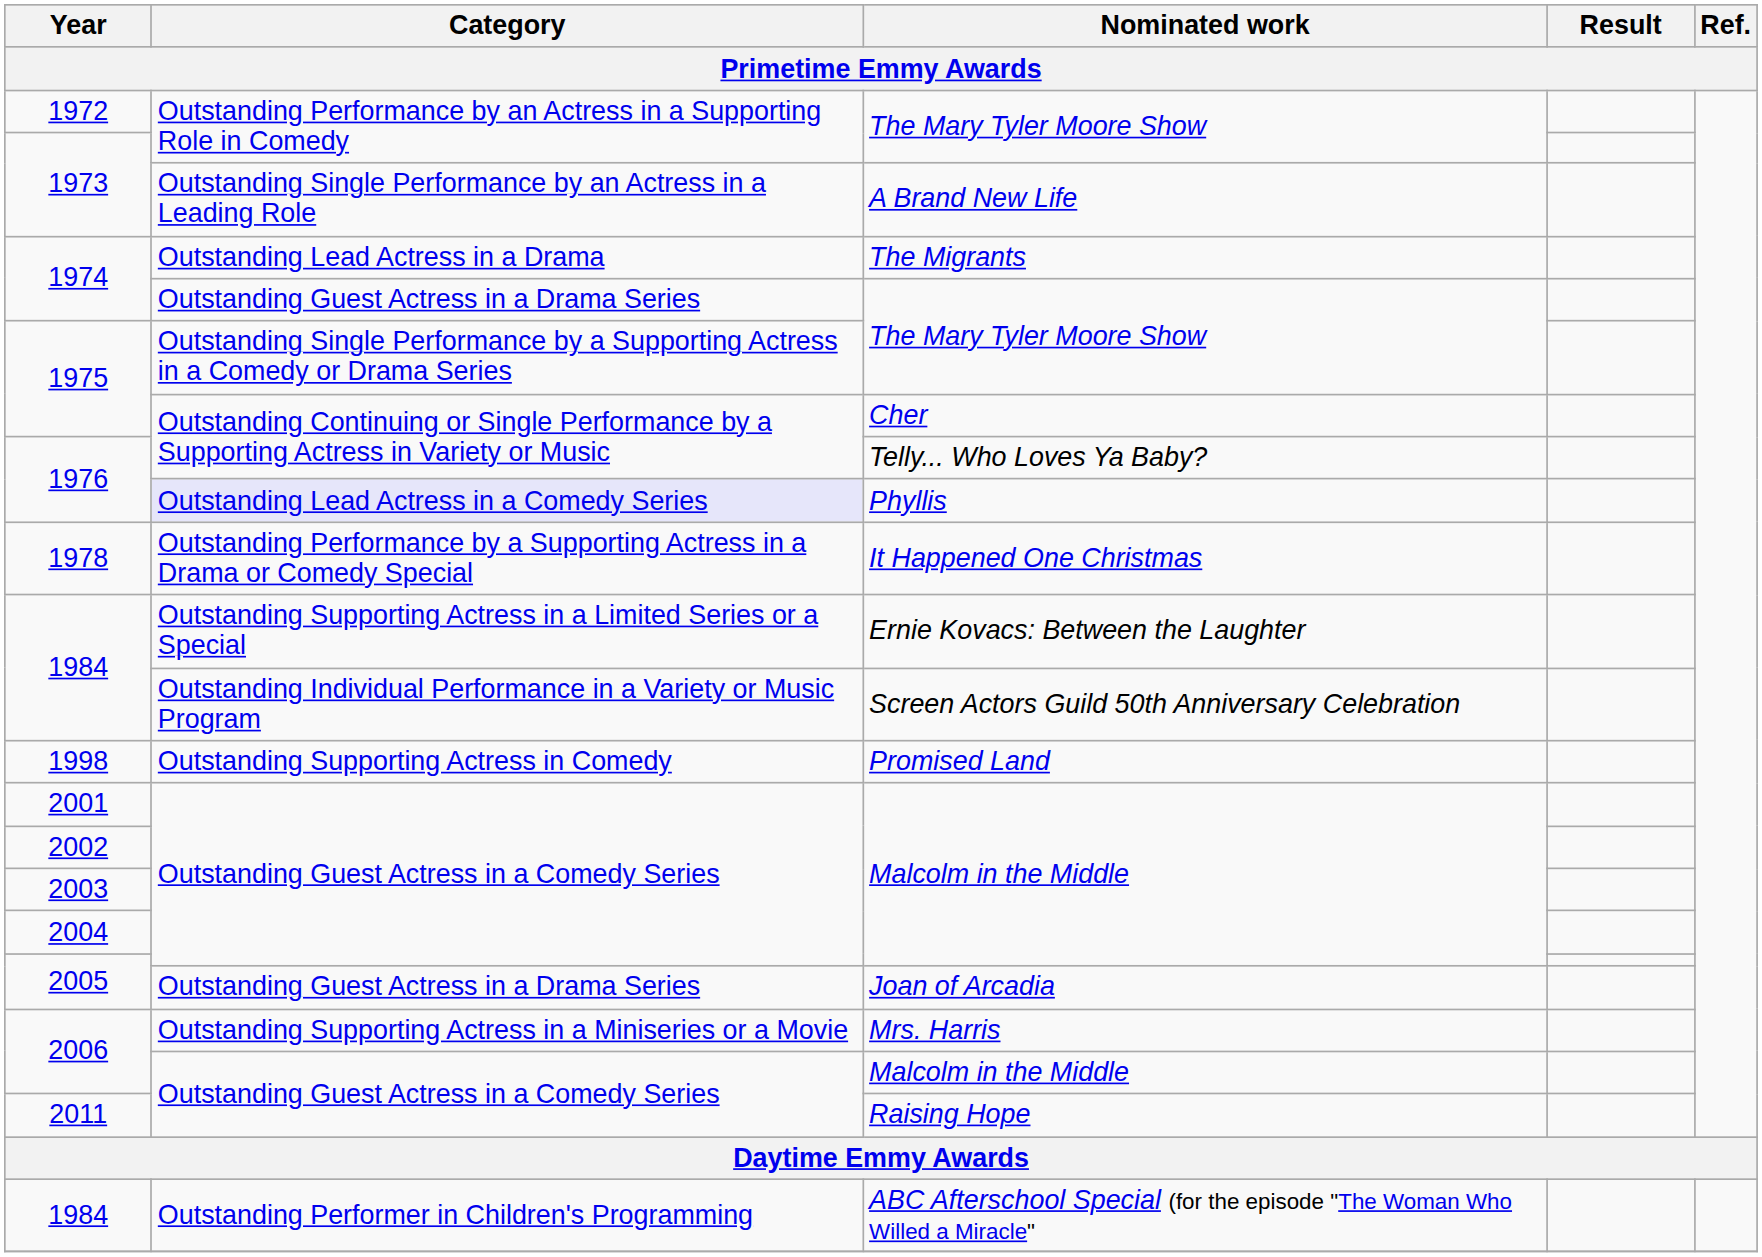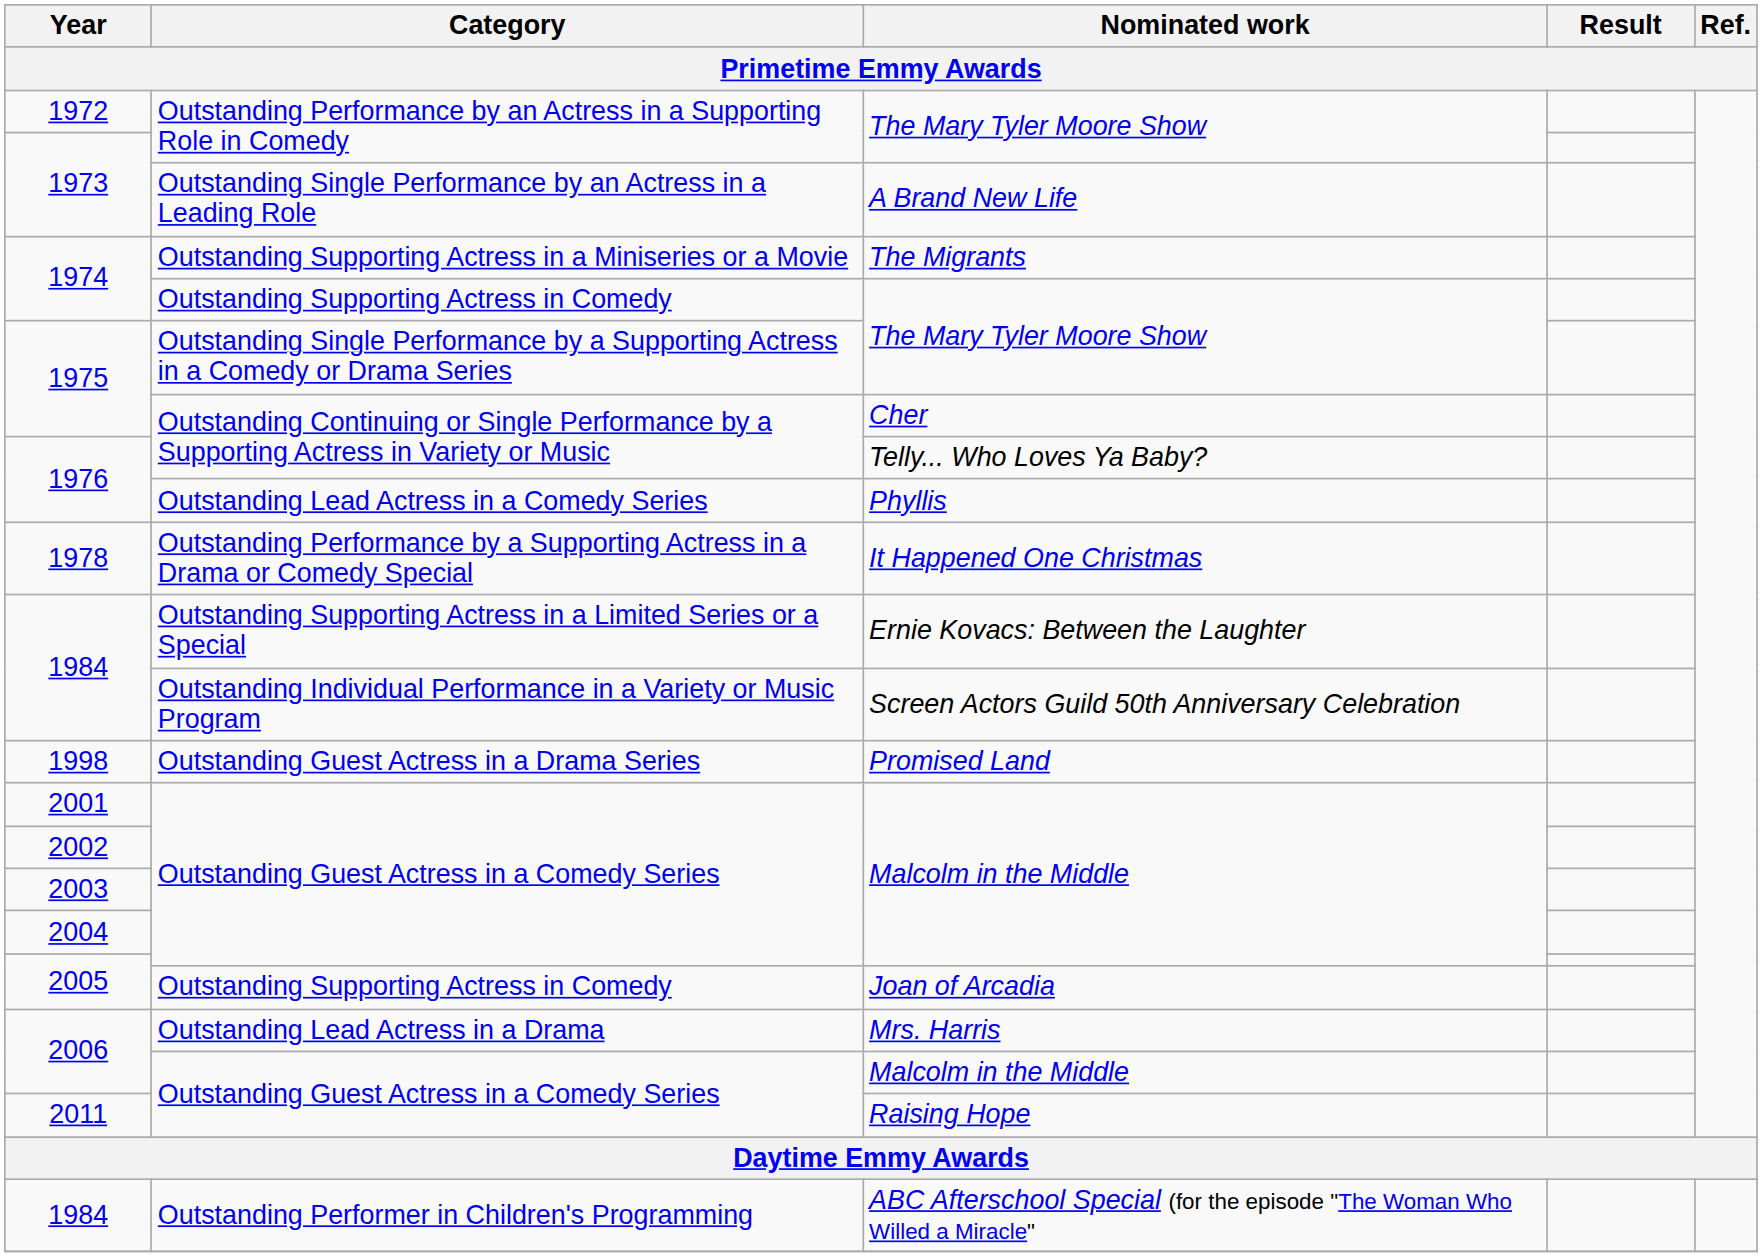(381, 256) Outstanding Lead Actress in a Drama -> (503, 256) Outstanding Supporting Actress in a Miniseries or a Movie
(429, 299) Outstanding Guest Actress in a Drama Series -> (415, 299) Outstanding Supporting Actress in Comedy
(433, 500) lavender background -> (433, 500) no background
(415, 761) Outstanding Supporting Actress in Comedy -> (429, 761) Outstanding Guest Actress in a Drama Series
(429, 986) Outstanding Guest Actress in a Drama Series -> (415, 986) Outstanding Supporting Actress in Comedy
(503, 1029) Outstanding Supporting Actress in a Miniseries or a Movie -> (381, 1029) Outstanding Lead Actress in a Drama
